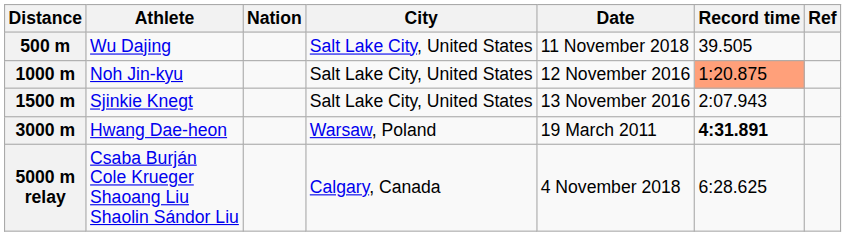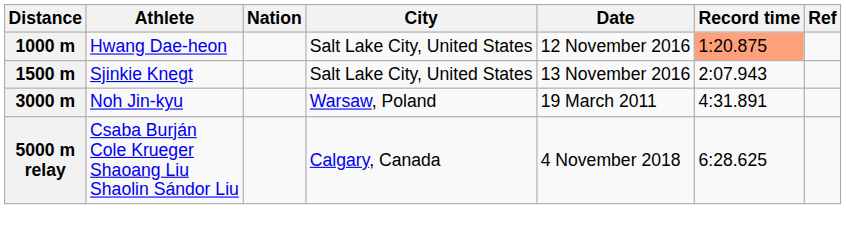- row: (45, 46)
(137, 74) Noh Jin-kyu -> (159, 46) Hwang Dae-heon
(159, 130) Hwang Dae-heon -> (137, 102) Noh Jin-kyu
(733, 130) bold -> (733, 102) normal
